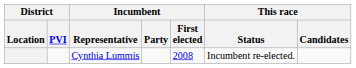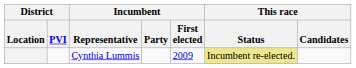(183, 55) 2008 -> (183, 55) 2009
(251, 55) no background -> (251, 55) khaki background
